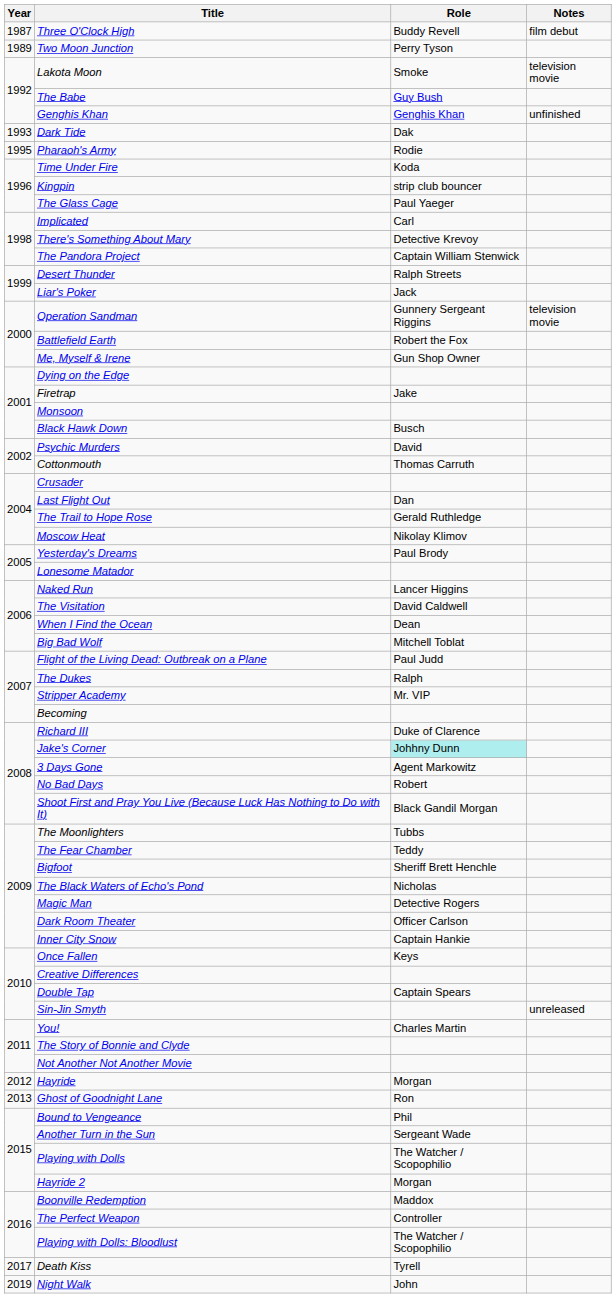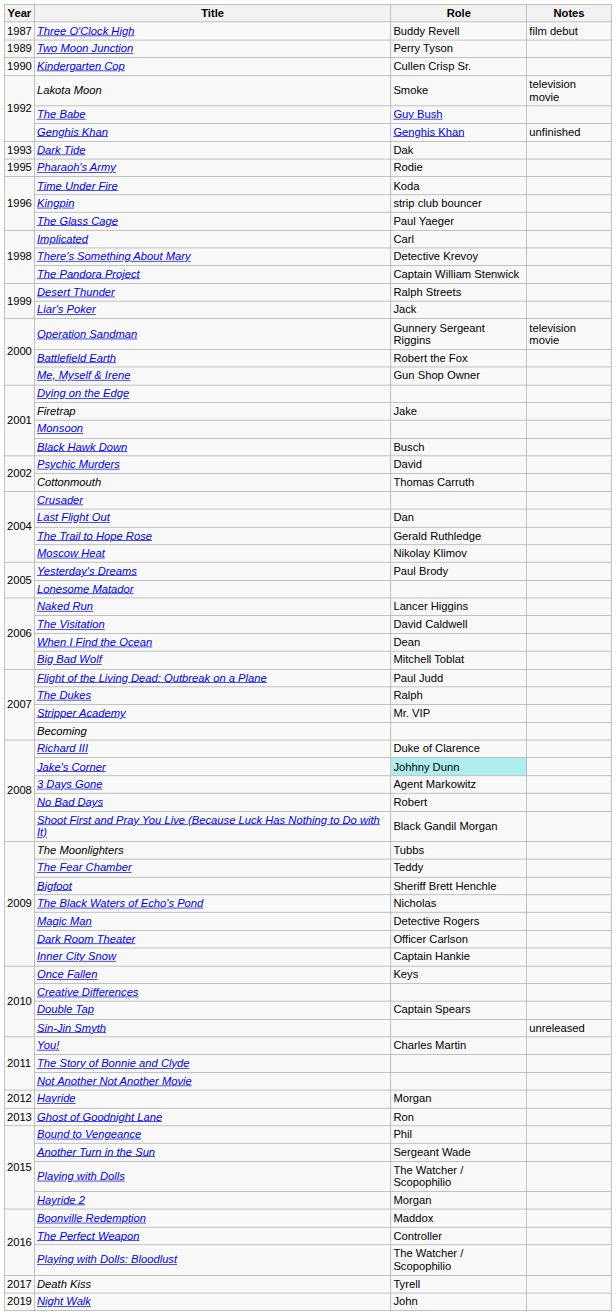+ row: (81, 66)
